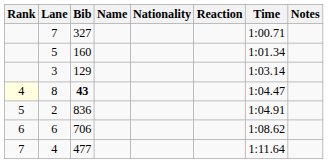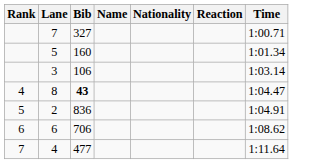- column: (305, 14)
(82, 71) 129 -> (82, 71) 106
(21, 91) lightyellow background -> (21, 91) no background
